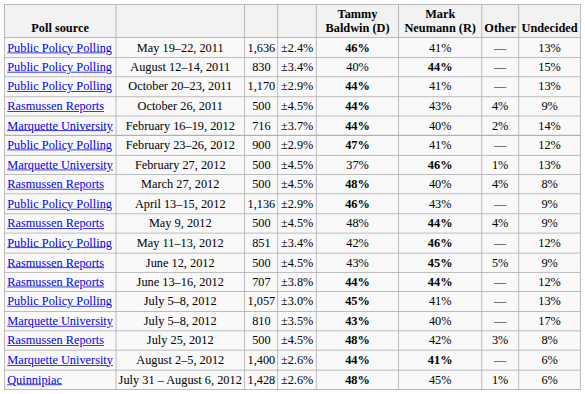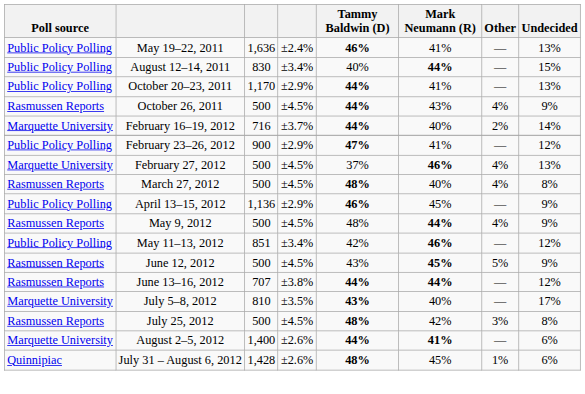(500, 164) 1% -> (500, 164) 4%
(440, 203) 43% -> (440, 203) 45%
- row: (180, 301)
